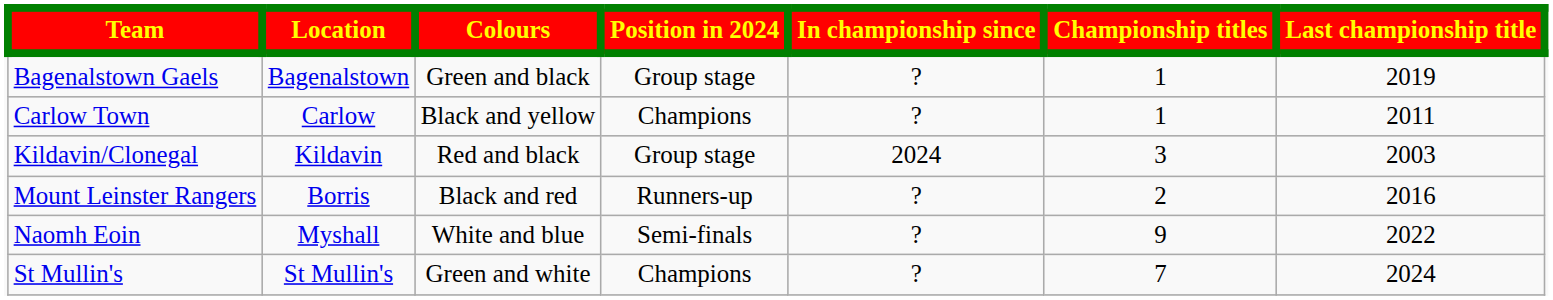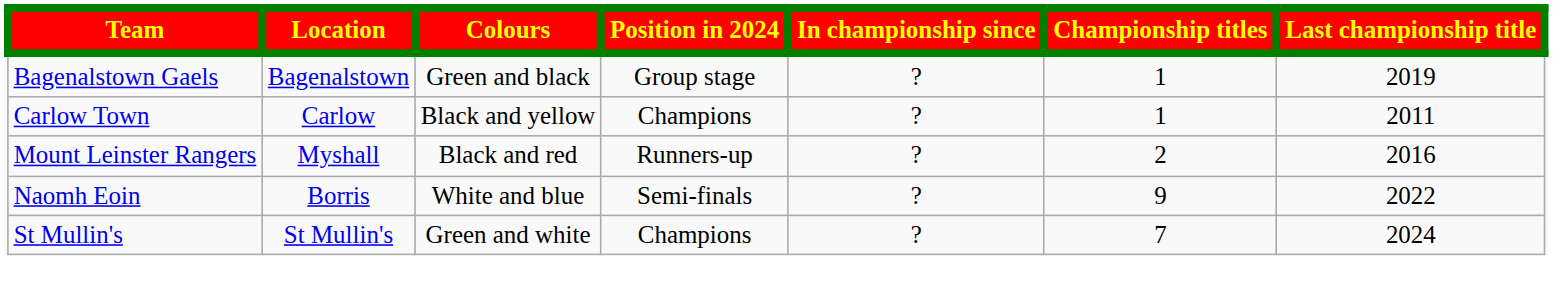- row: (106, 155)
(338, 195) Borris -> (338, 155) Myshall
(338, 234) Myshall -> (338, 195) Borris
